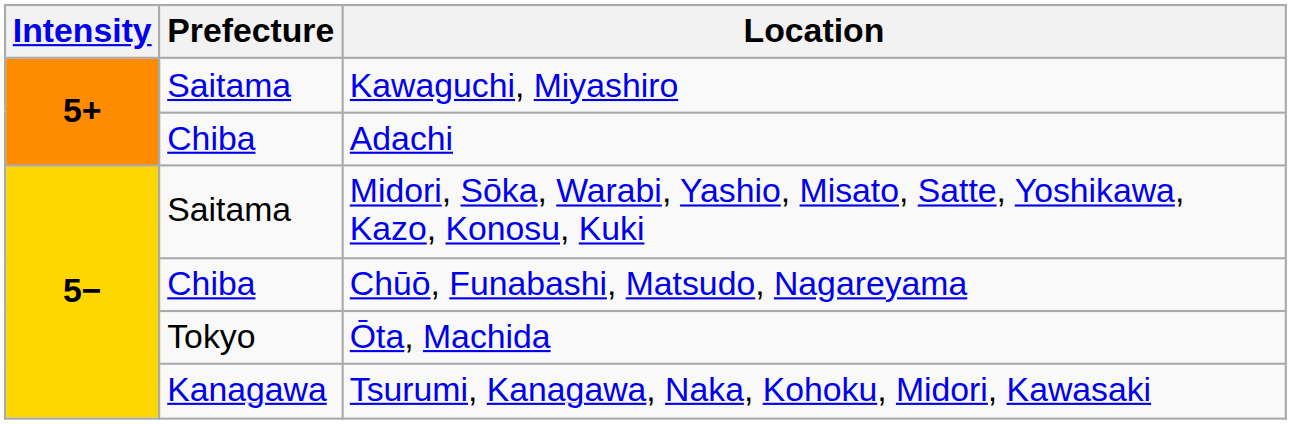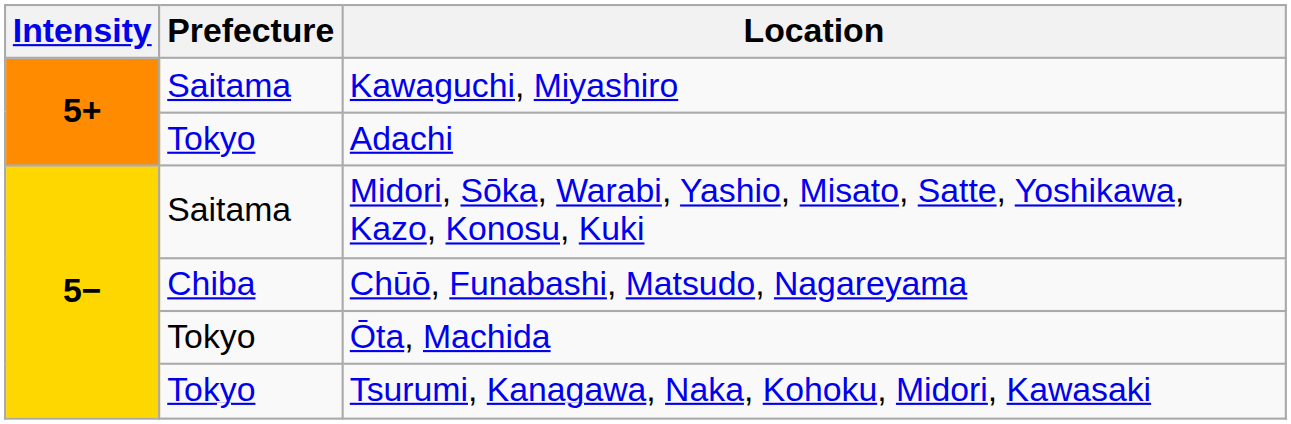(211, 138) Chiba -> (211, 138) Tokyo
(247, 390) Kanagawa -> (211, 390) Tokyo
